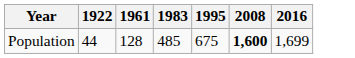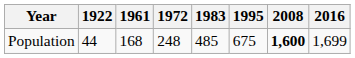+ column: (173, 16)
(131, 41) 128 -> (131, 41) 168
